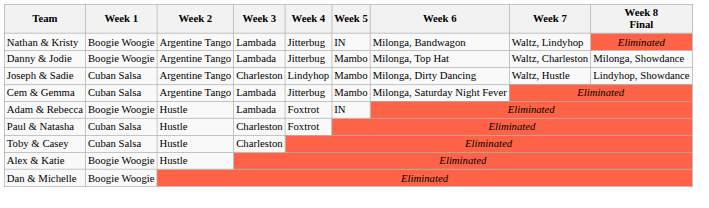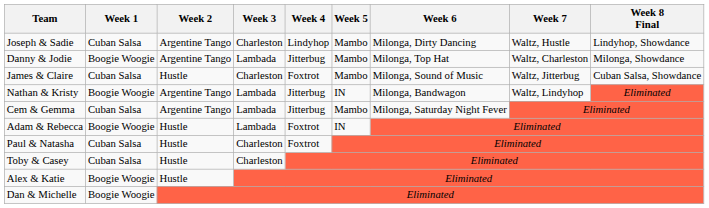rows swapped: (40, 76) <-> (43, 42)
+ row: (40, 76)
